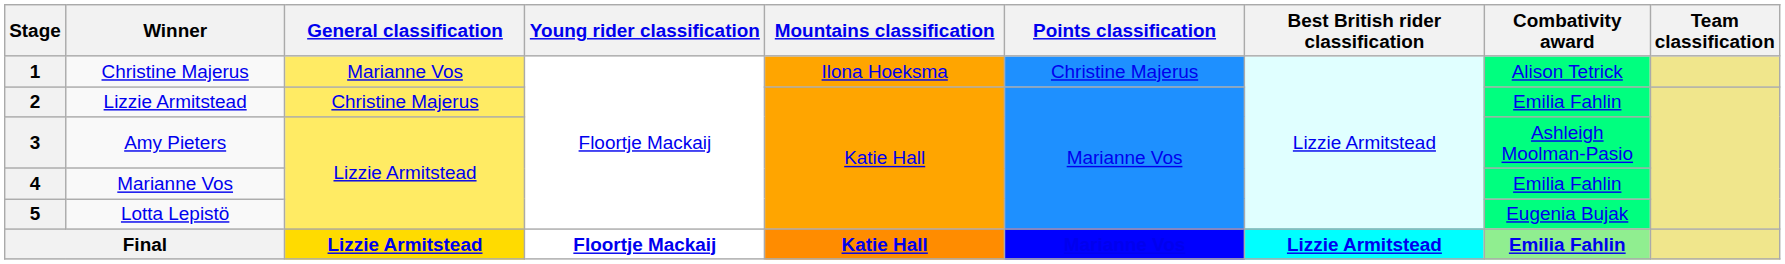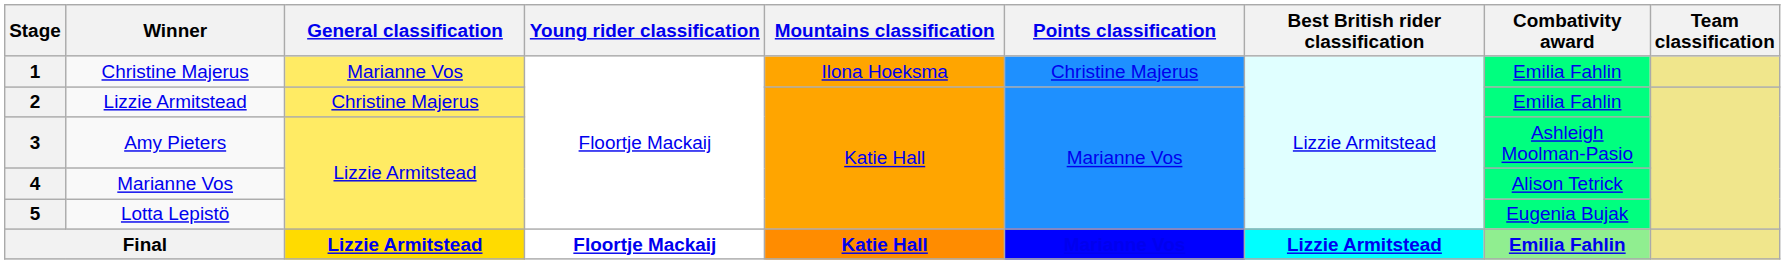(1567, 72) Alison Tetrick -> (1567, 72) Emilia Fahlin
(1567, 184) Emilia Fahlin -> (1567, 184) Alison Tetrick
